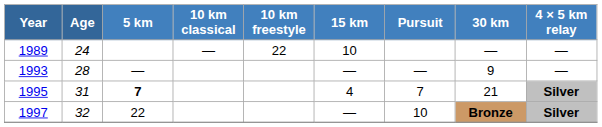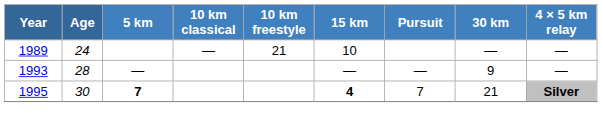(279, 50) 22 -> (279, 50) 21
(82, 92) 31 -> (82, 92) 30
(350, 92) normal -> (350, 92) bold
- row: (33, 112)
